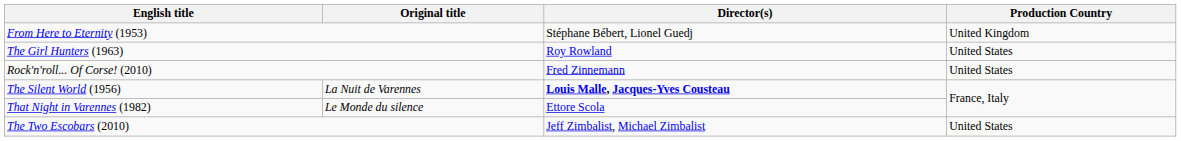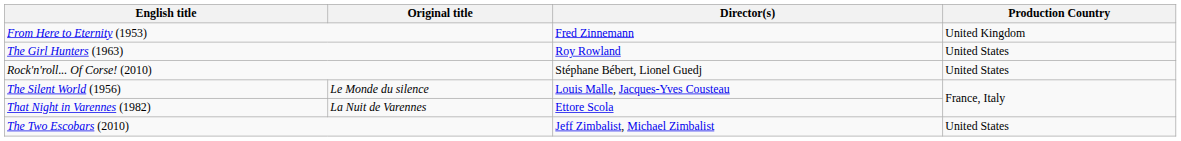(620, 32) Stéphane Bébert, Lionel Guedj -> (595, 32) Fred Zinnemann
(586, 70) Fred Zinnemann -> (629, 70) Stéphane Bébert, Lionel Guedj
(373, 88) La Nuit de Varennes -> (379, 88) Le Monde du silence
(638, 88) bold -> (643, 88) normal
(374, 107) Le Monde du silence -> (378, 107) La Nuit de Varennes
